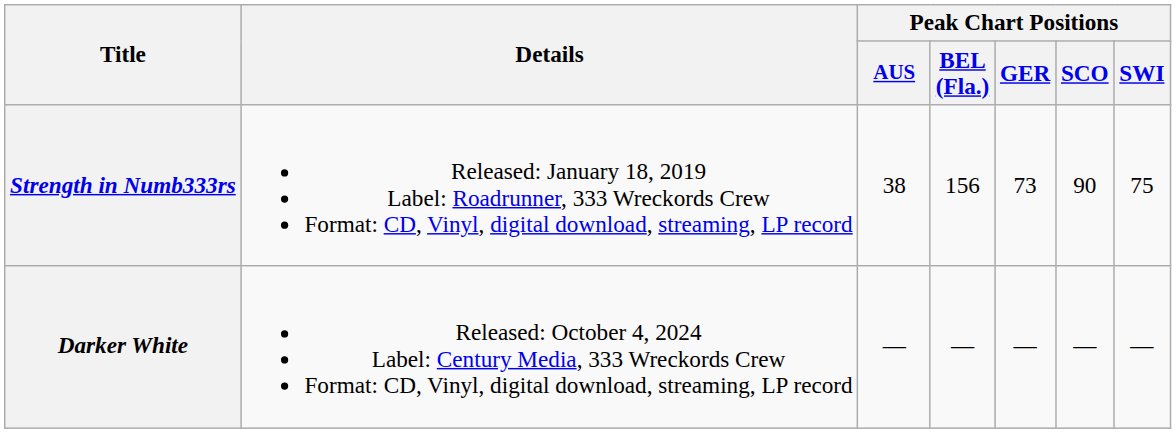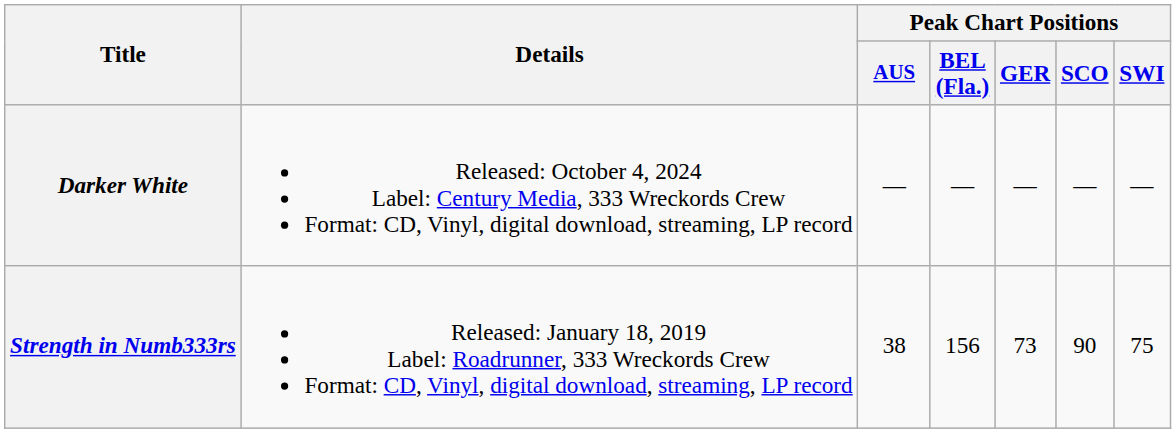rows swapped: (123, 184) <-> (123, 346)
